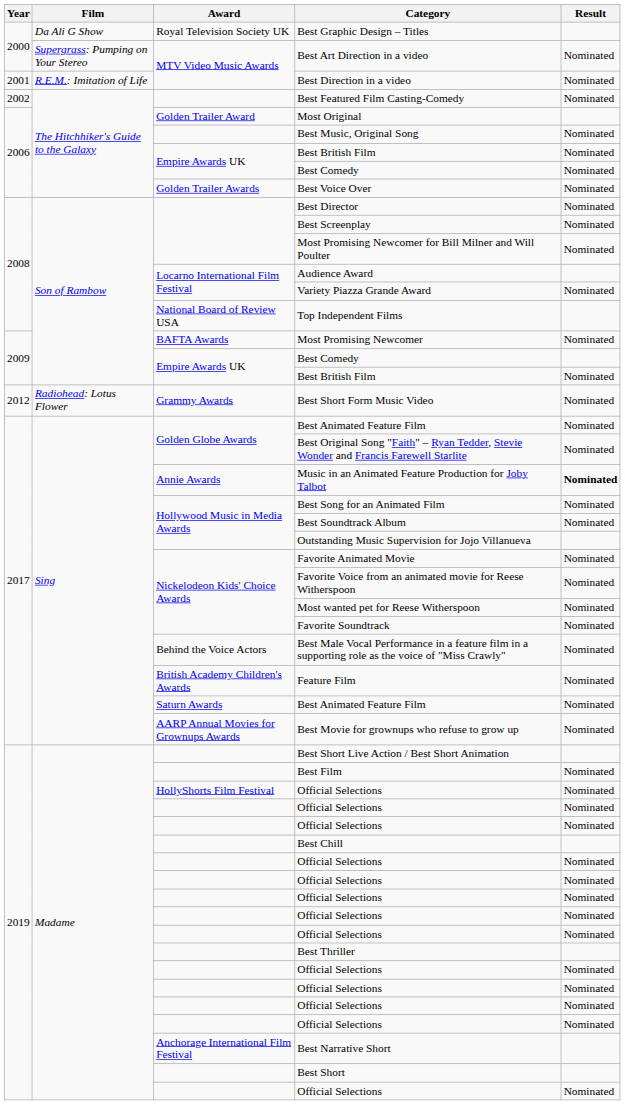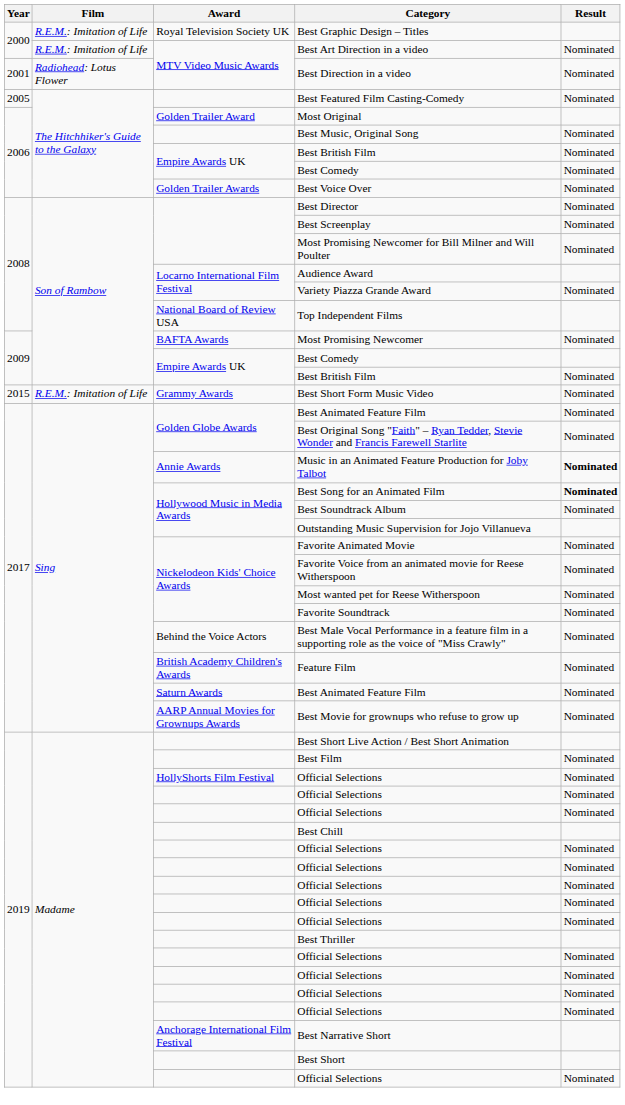(69, 31) Da Ali G Show -> (91, 31) R.E.M.: Imitation of Life
(91, 55) Supergrass: Pumping on Your Stereo -> (91, 49) R.E.M.: Imitation of Life
(91, 80) R.E.M.: Imitation of Life -> (75, 73) Radiohead: Lotus Flower
(18, 98) 2002 -> (18, 98) 2005
(18, 400) 2012 -> (18, 394) 2015
(75, 400) Radiohead: Lotus Flower -> (91, 394) R.E.M.: Imitation of Life
(589, 504) normal -> (590, 491) bold
